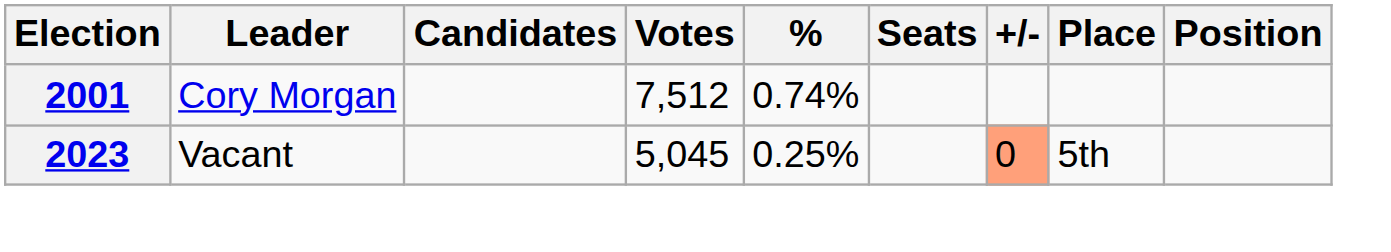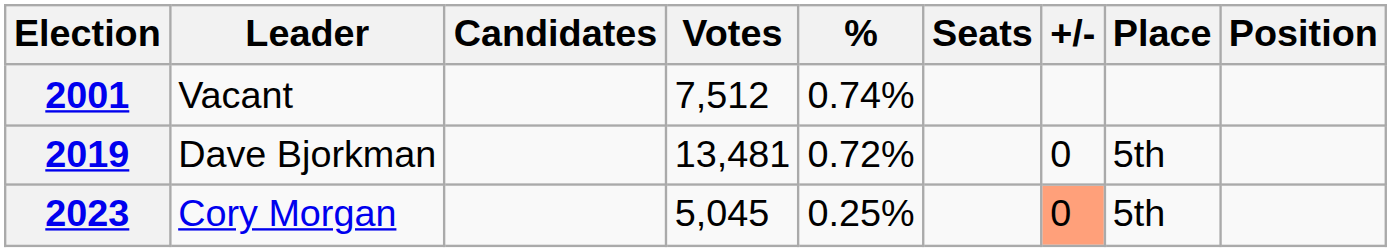(287, 94) Cory Morgan -> (236, 94) Vacant
+ row: (87, 154)
(236, 154) Vacant -> (287, 214) Cory Morgan
